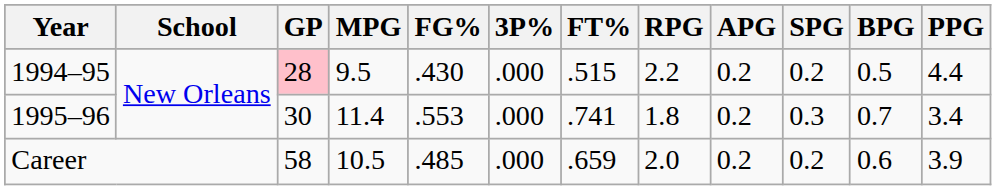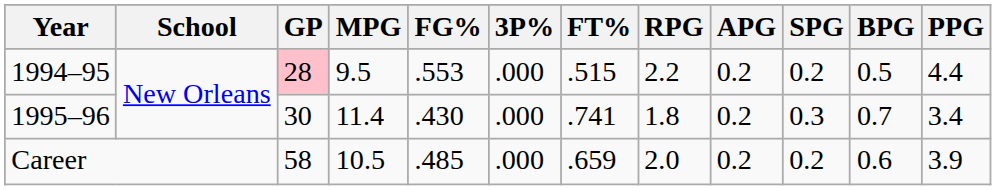(439, 71) .430 -> (439, 71) .553
(439, 116) .553 -> (439, 116) .430
